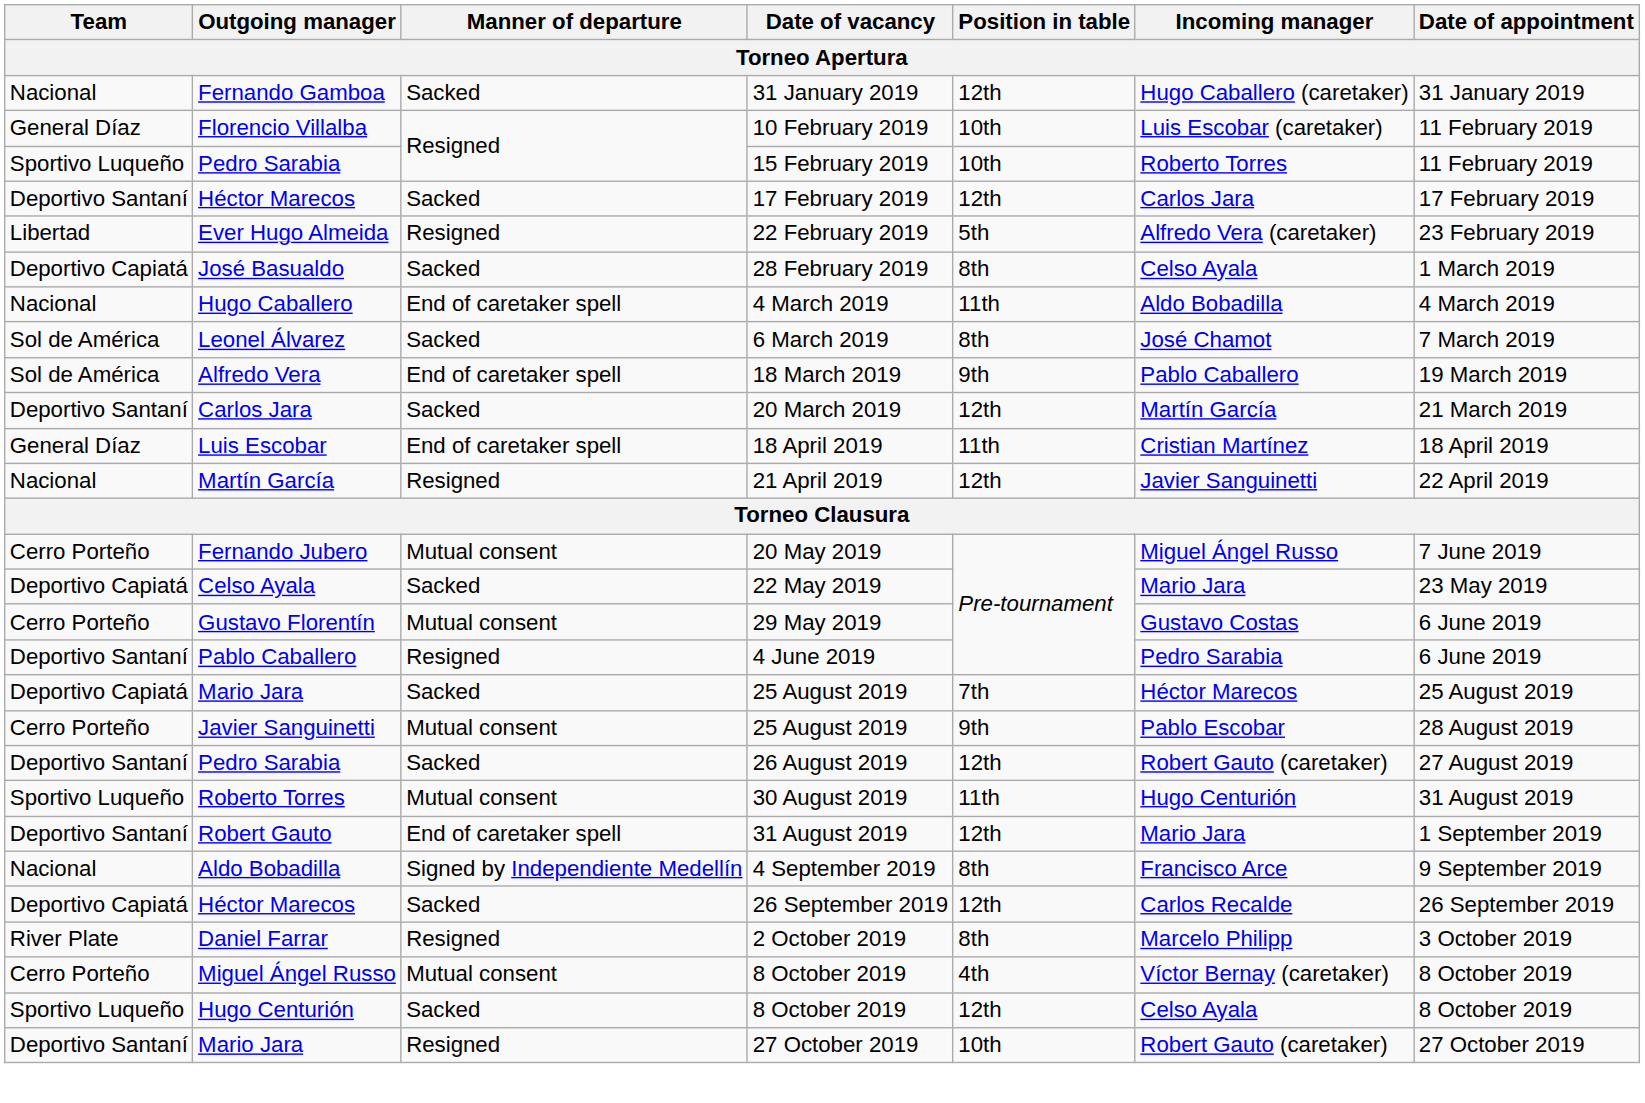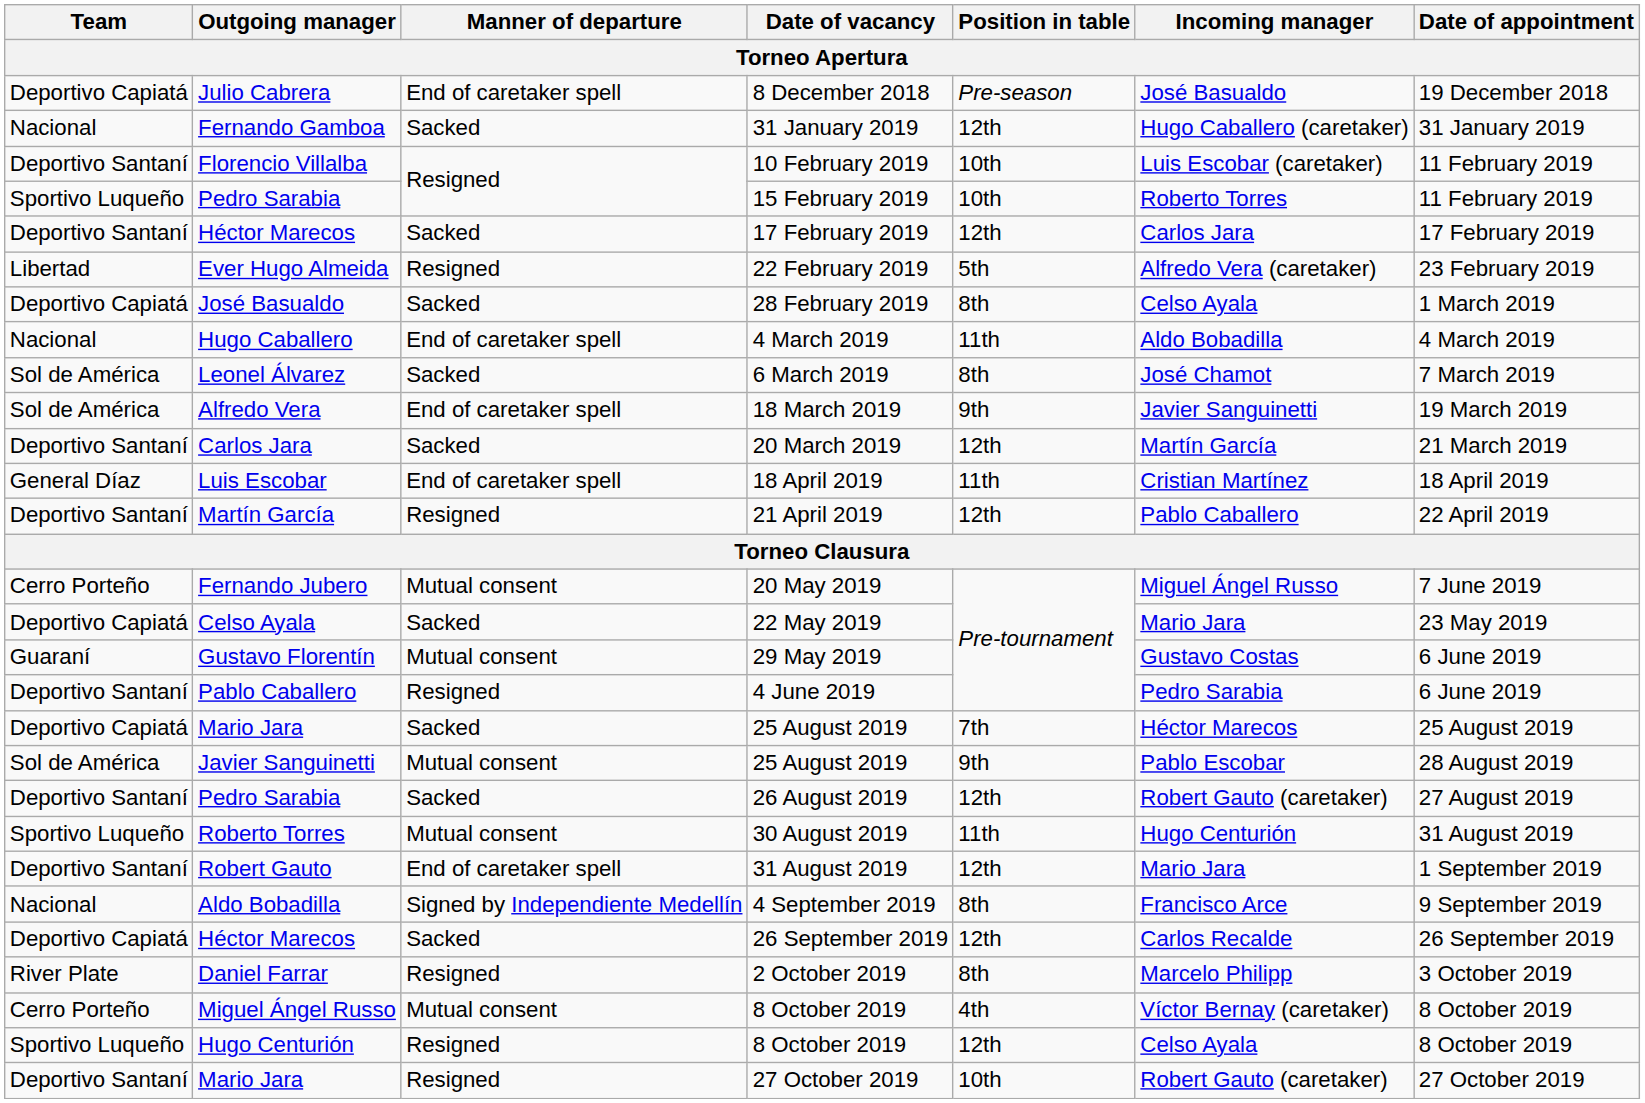+ row: (264, 92)
(75, 127) General Díaz -> (99, 163) Deportivo Santaní
(1219, 374) Pablo Caballero -> (1229, 410) Javier Sanguinetti
(53, 480) Nacional -> (99, 515) Deportivo Santaní
(1229, 480) Javier Sanguinetti -> (1219, 515) Pablo Caballero
(80, 621) Cerro Porteño -> (50, 657) Guaraní
(80, 727) Cerro Porteño -> (85, 762) Sol de América
(443, 1009) Sacked -> (453, 1045) Resigned
